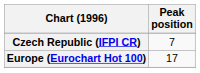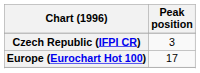(172, 42) 7 -> (172, 42) 3
